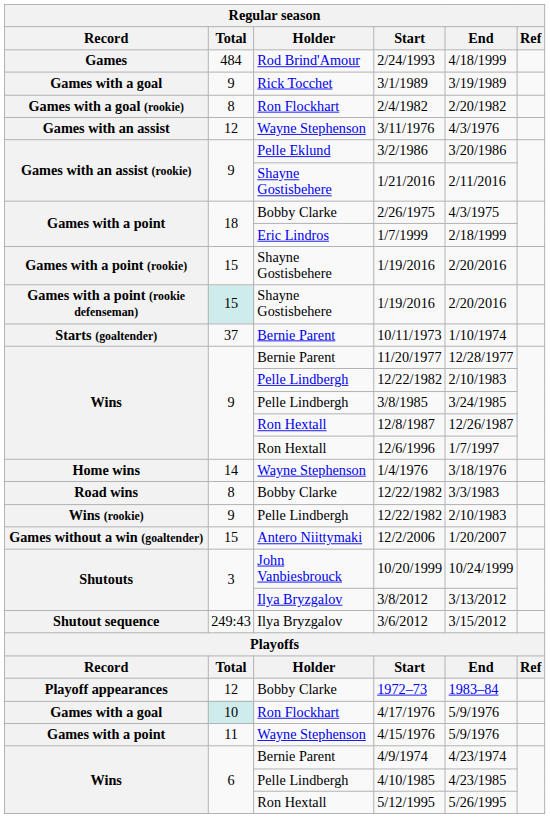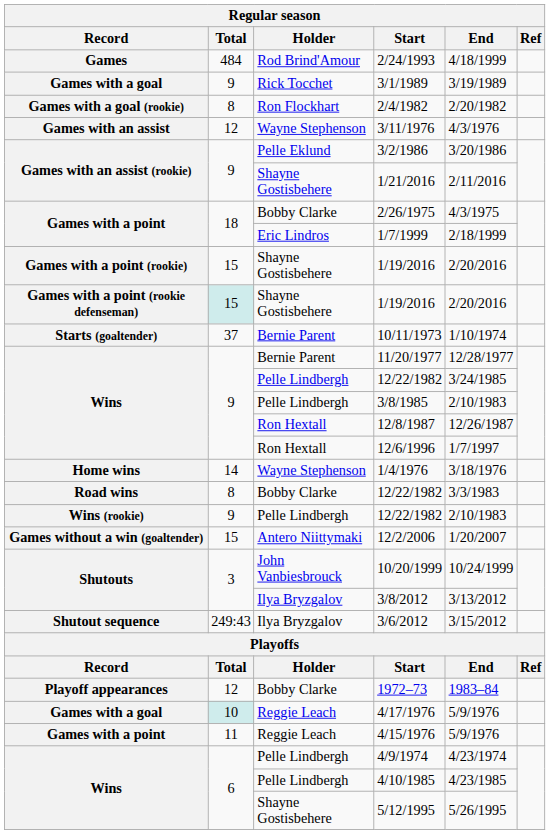(477, 380) 2/10/1983 -> (477, 380) 3/24/1985
(477, 402) 3/24/1985 -> (477, 402) 2/10/1983
(298, 712) Ron Flockhart -> (297, 712) Reggie Leach
(312, 734) Wayne Stephenson -> (297, 734) Reggie Leach
(296, 757) Bernie Parent -> (303, 757) Pelle Lindbergh
(292, 802) Ron Hextall -> (295, 810) Shayne Gostisbehere
